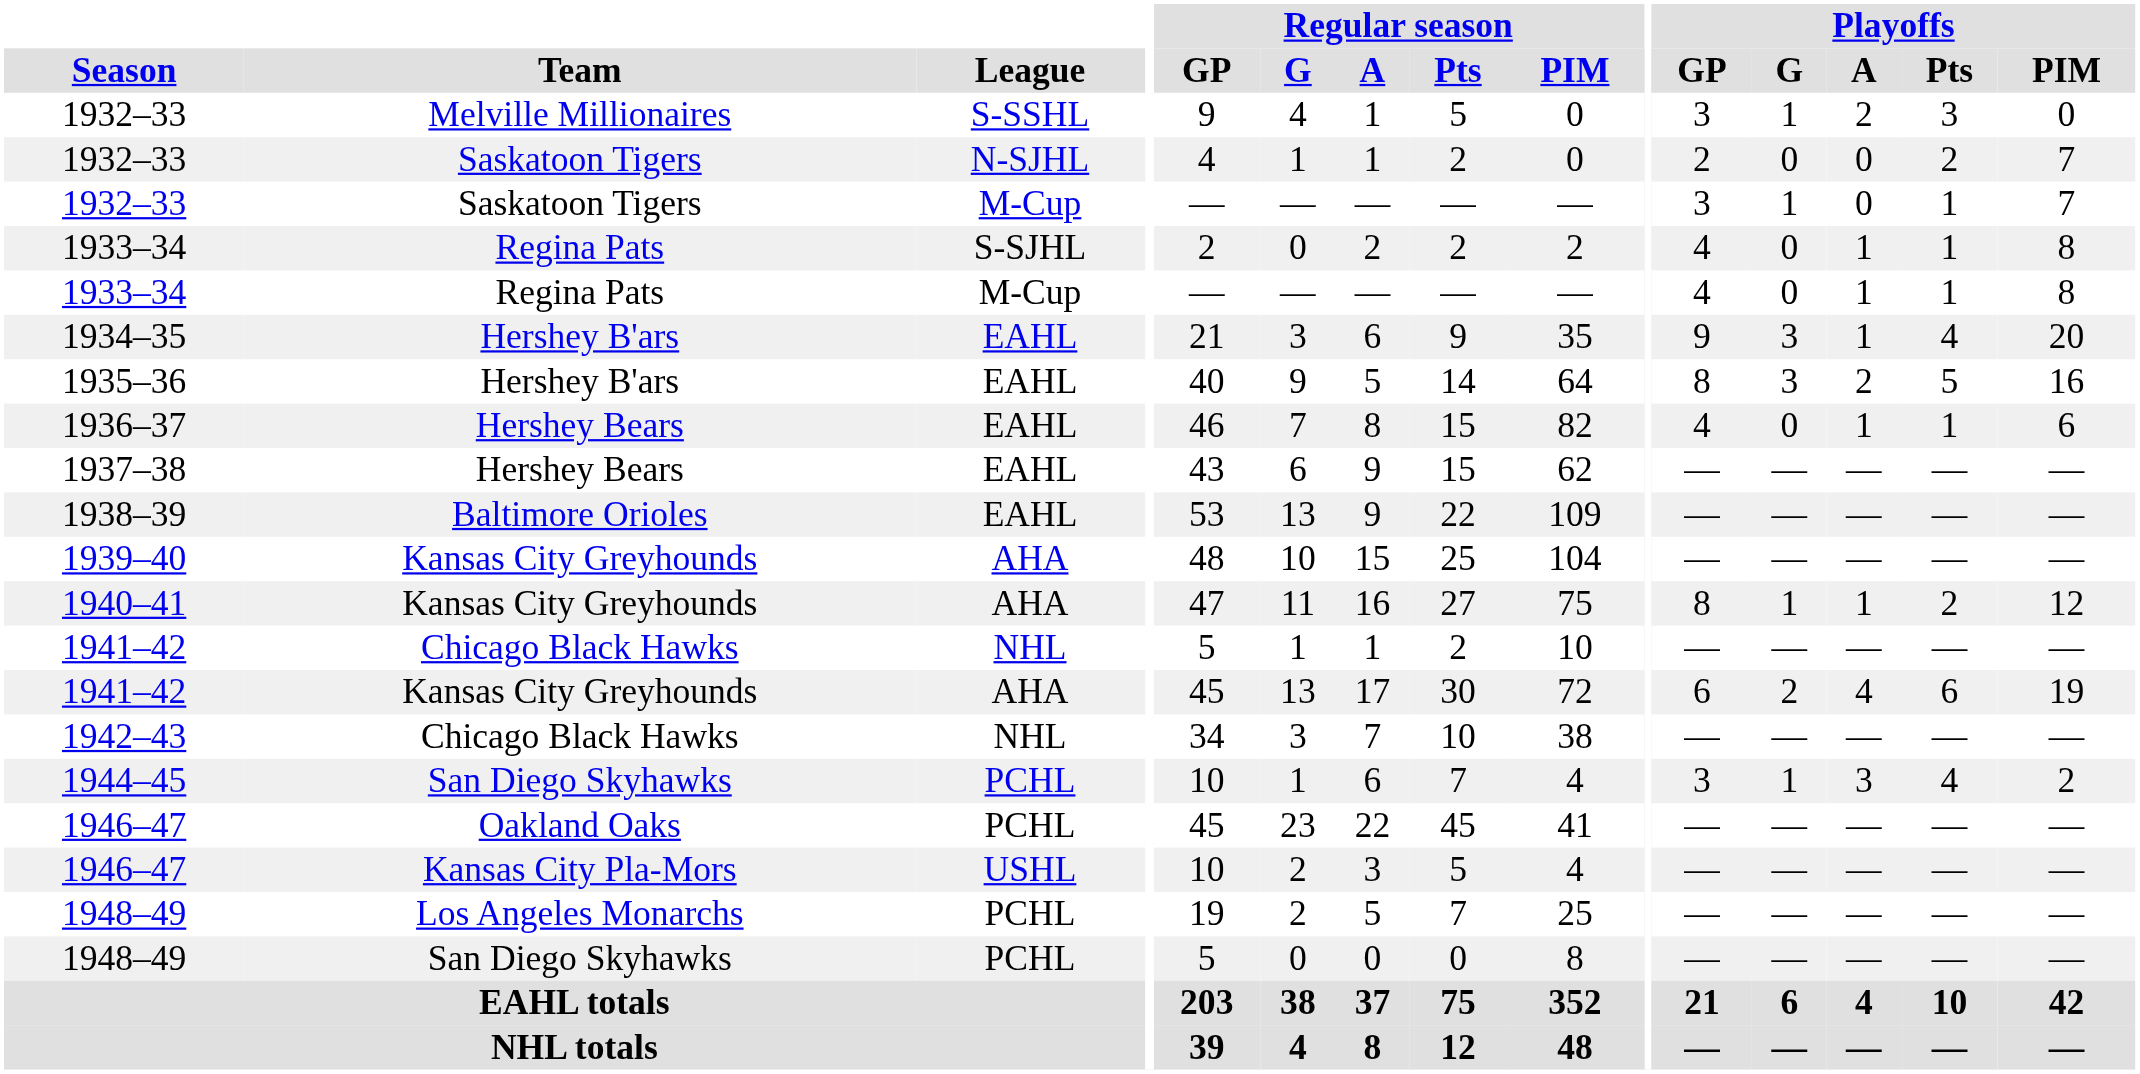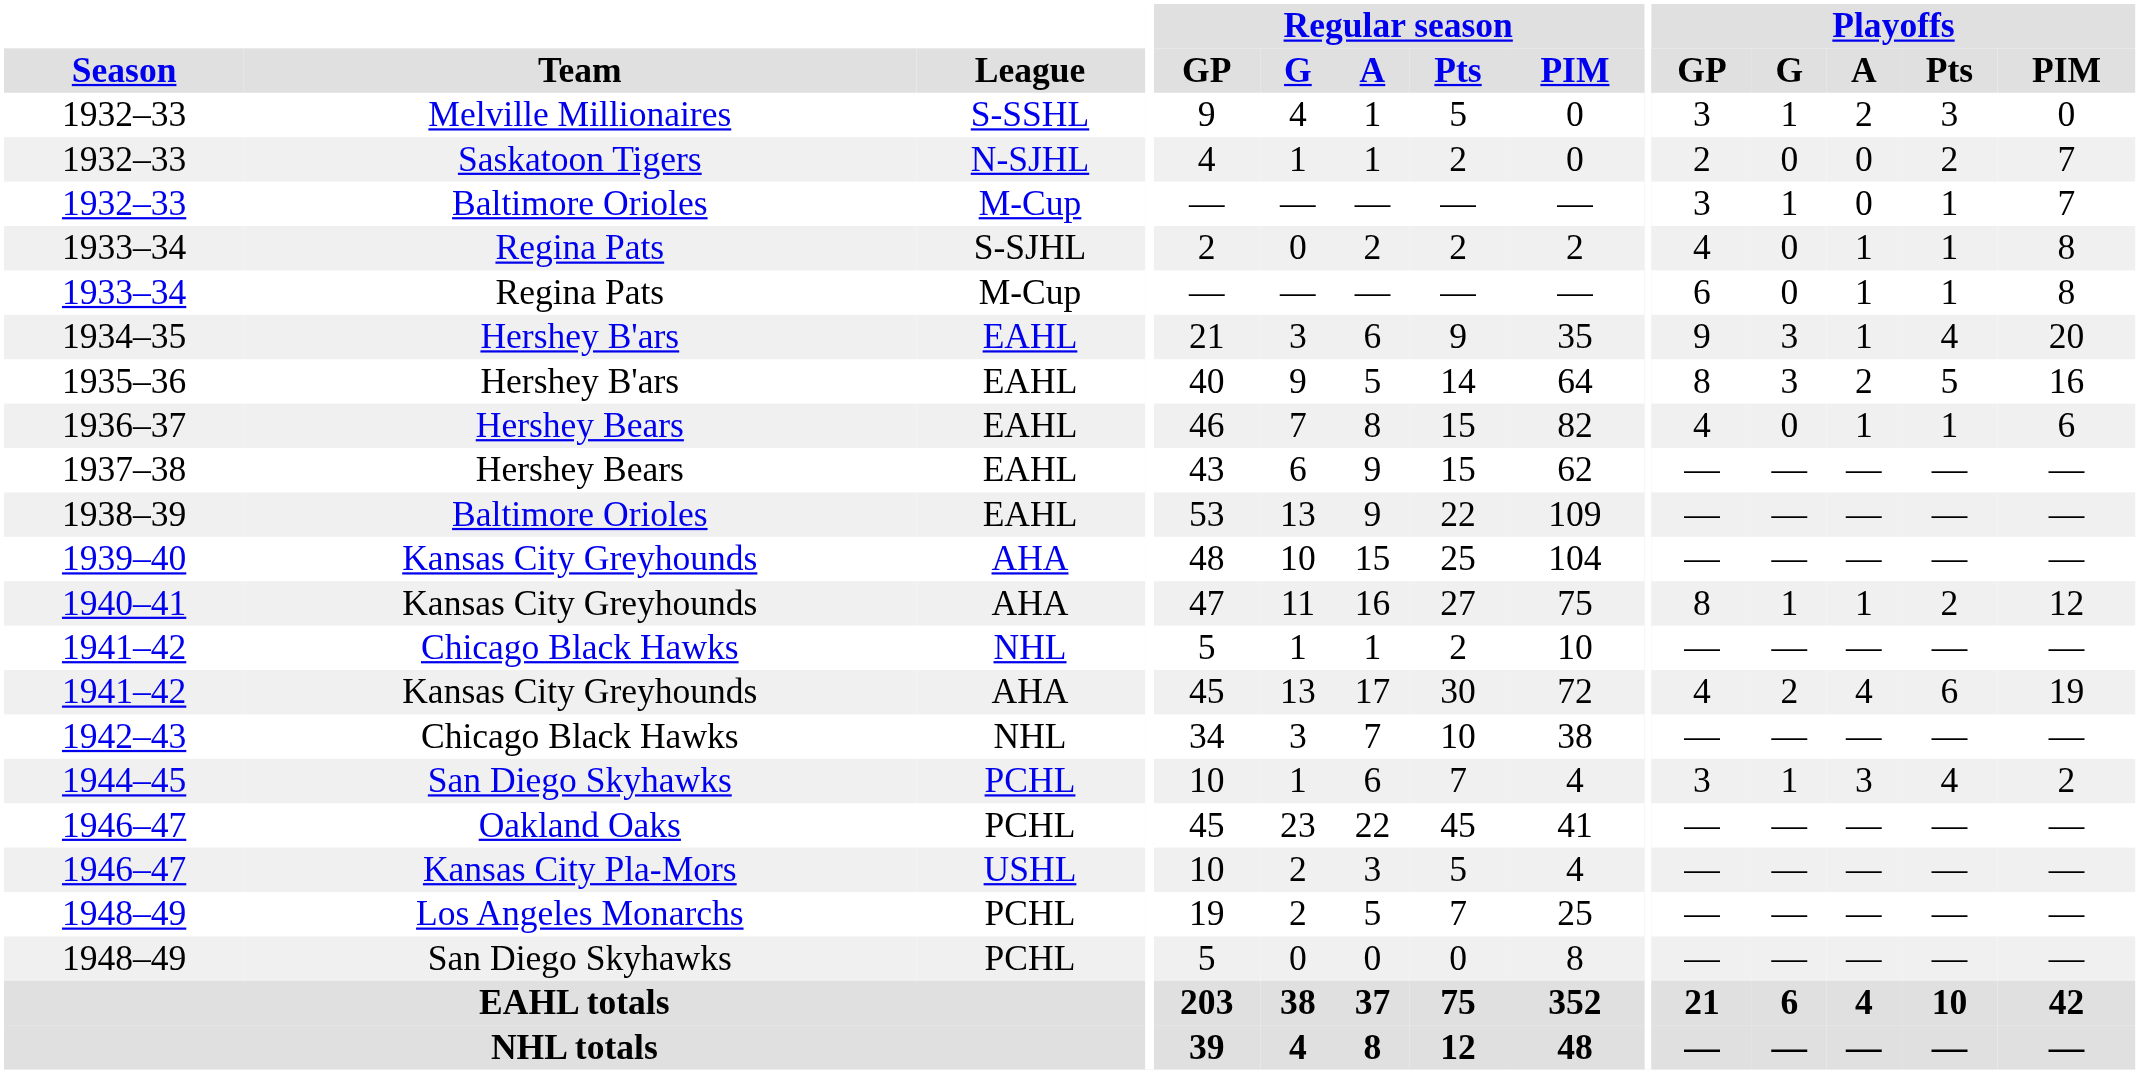(580, 203) Saskatoon Tigers -> (580, 203) Baltimore Orioles
(1702, 291) 4 -> (1702, 291) 6
(1702, 691) 6 -> (1702, 691) 4
